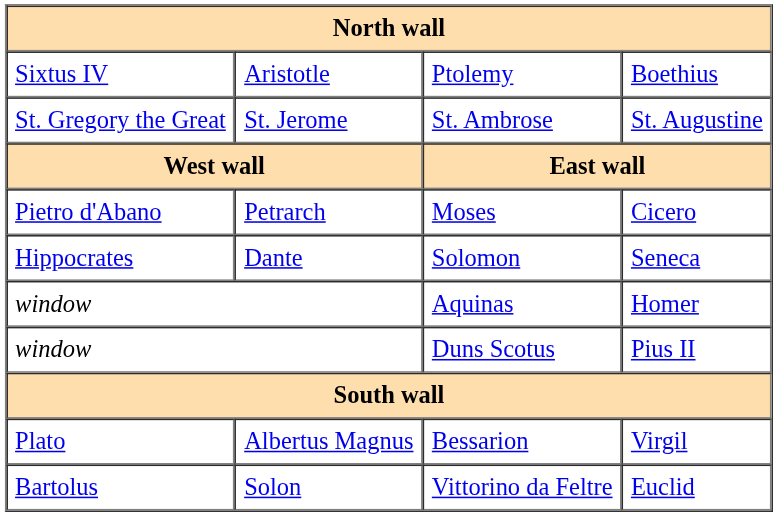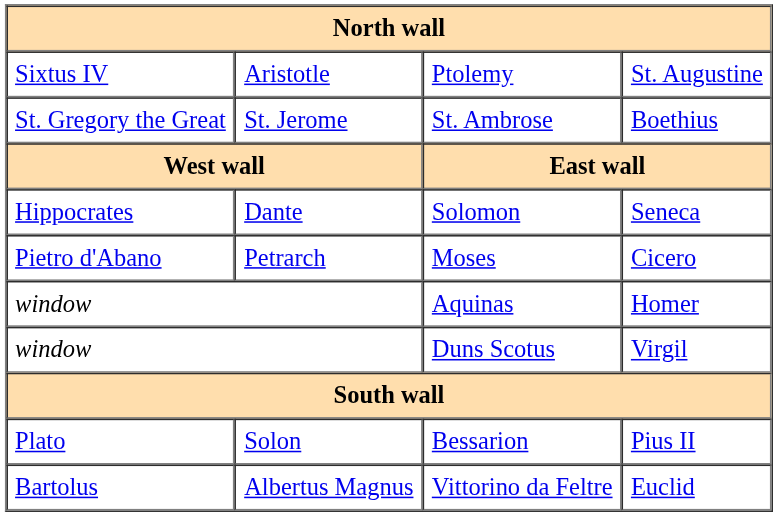(674, 74) Boethius -> (697, 74) St. Augustine
(697, 120) St. Augustine -> (674, 120) Boethius
rows swapped: (464, 211) <-> (476, 257)
(663, 349) Pius II -> (659, 349) Virgil
(329, 441) Albertus Magnus -> (273, 441) Solon
(659, 441) Virgil -> (663, 441) Pius II
(273, 487) Solon -> (329, 487) Albertus Magnus
